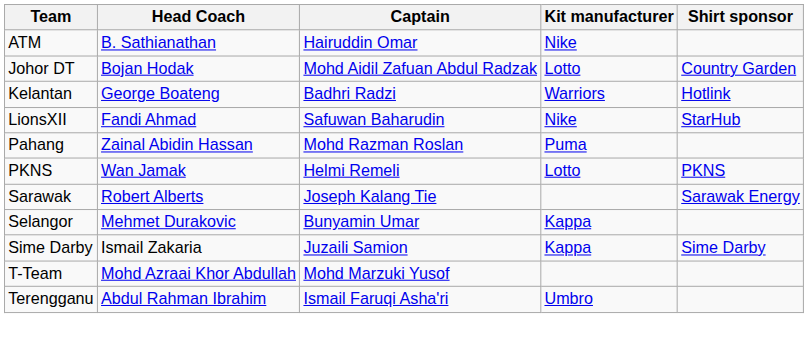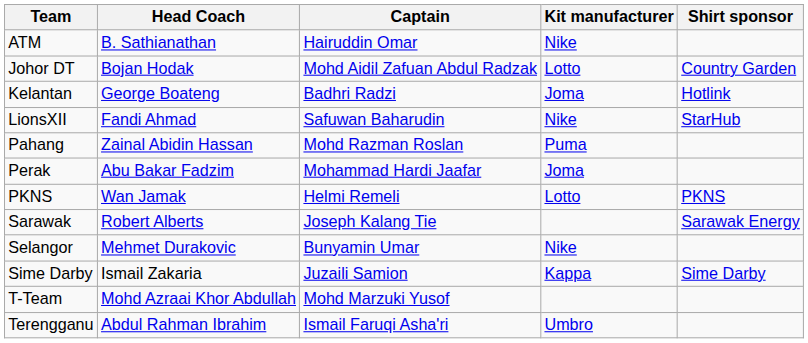(575, 94) Warriors -> (564, 94) Joma
+ row: (29, 171)
(568, 222) Kappa -> (561, 247) Nike
